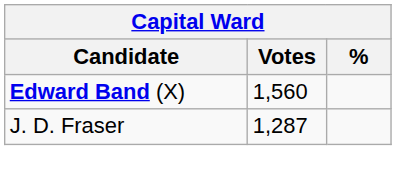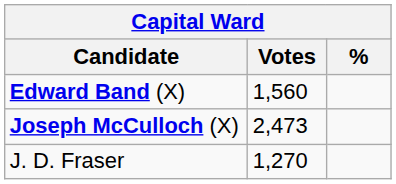+ row: (124, 126)
(280, 126) 1,287 -> (280, 160) 1,270
